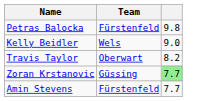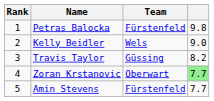+ column: (18, 12)
(121, 58) Oberwart -> (144, 58) Güssing
(118, 73) Güssing -> (147, 73) Oberwart
